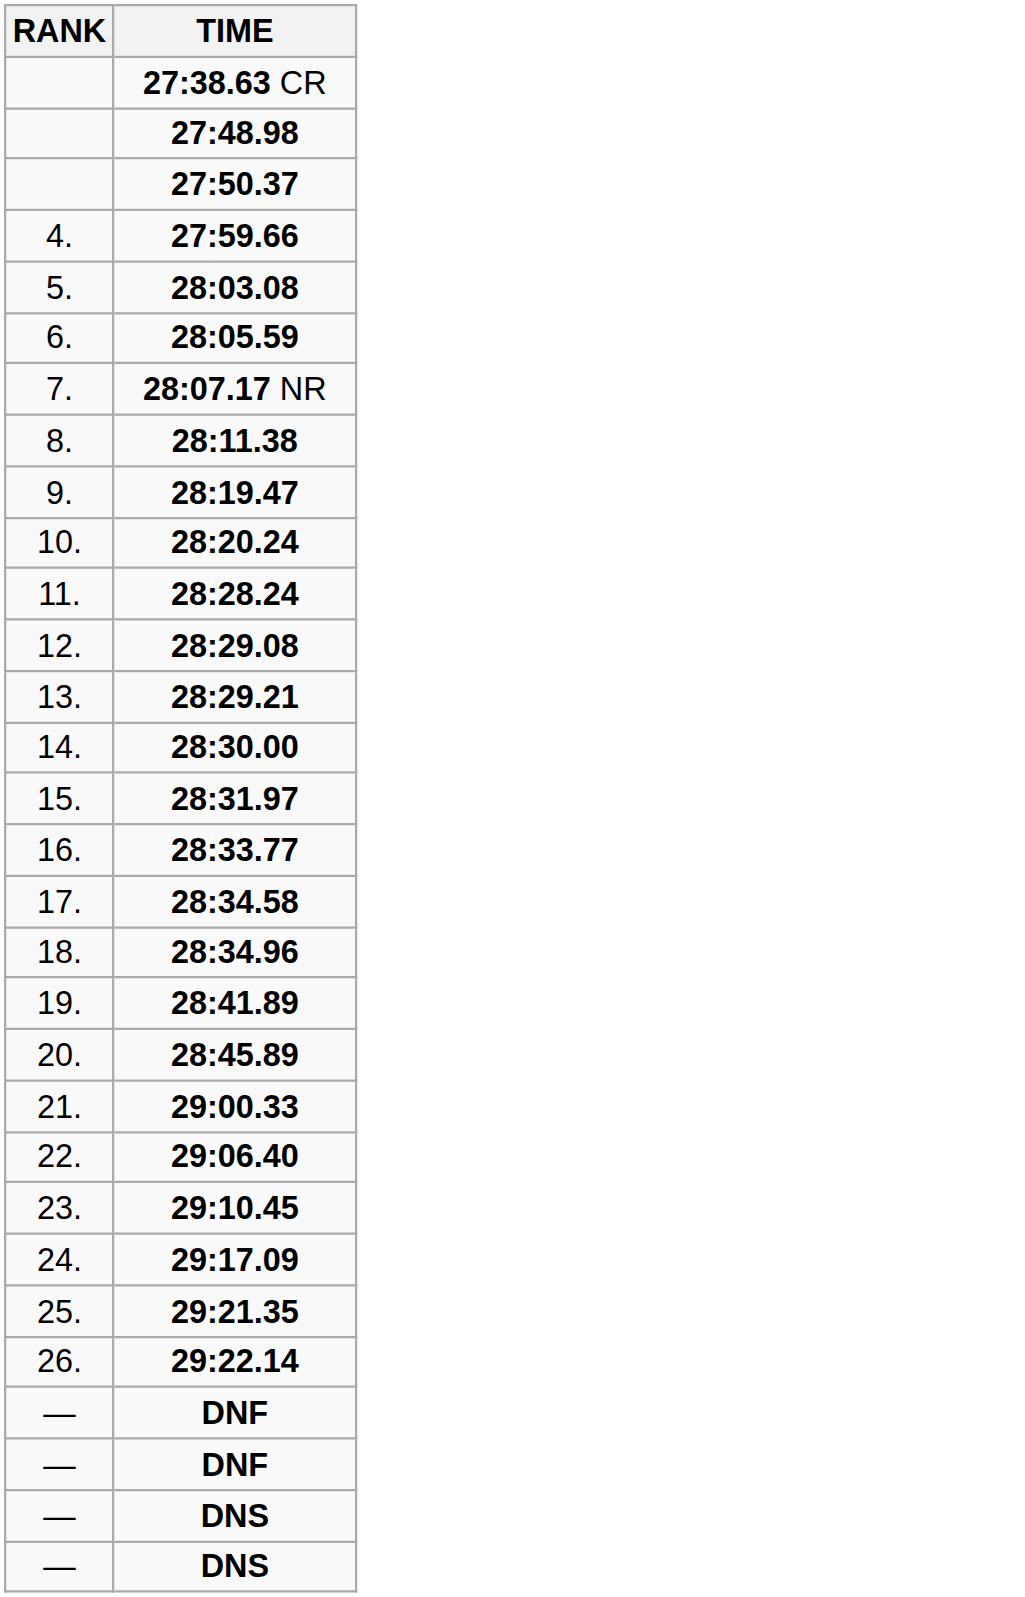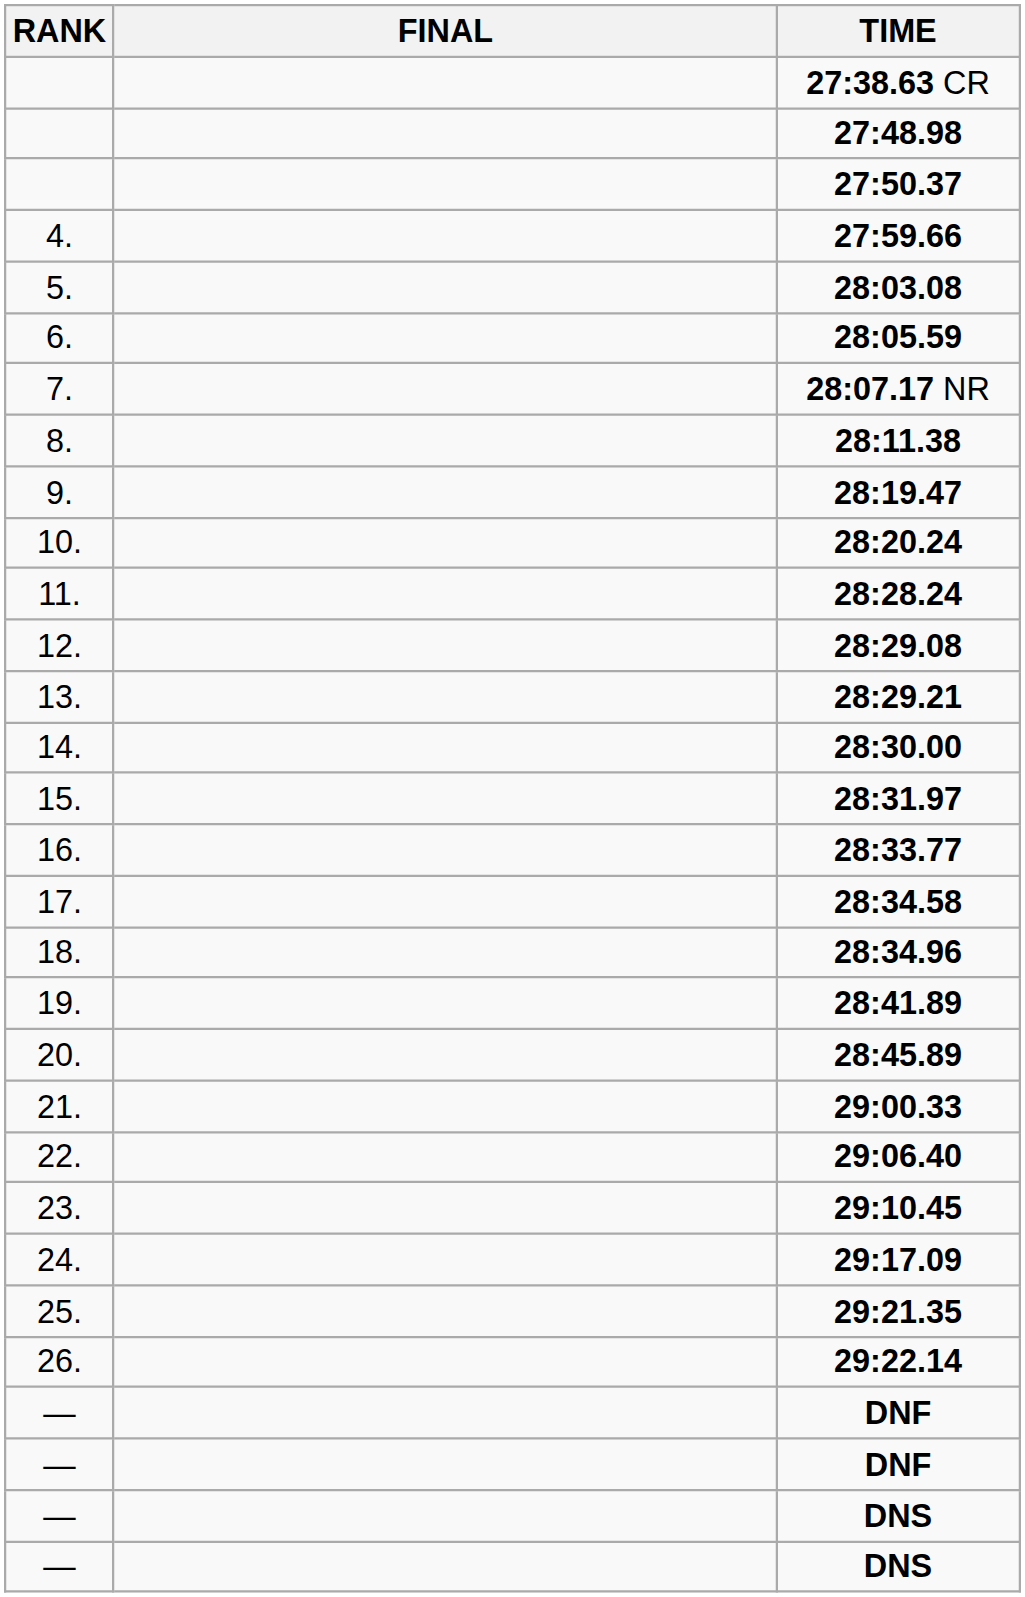+ column: (445, 31)
